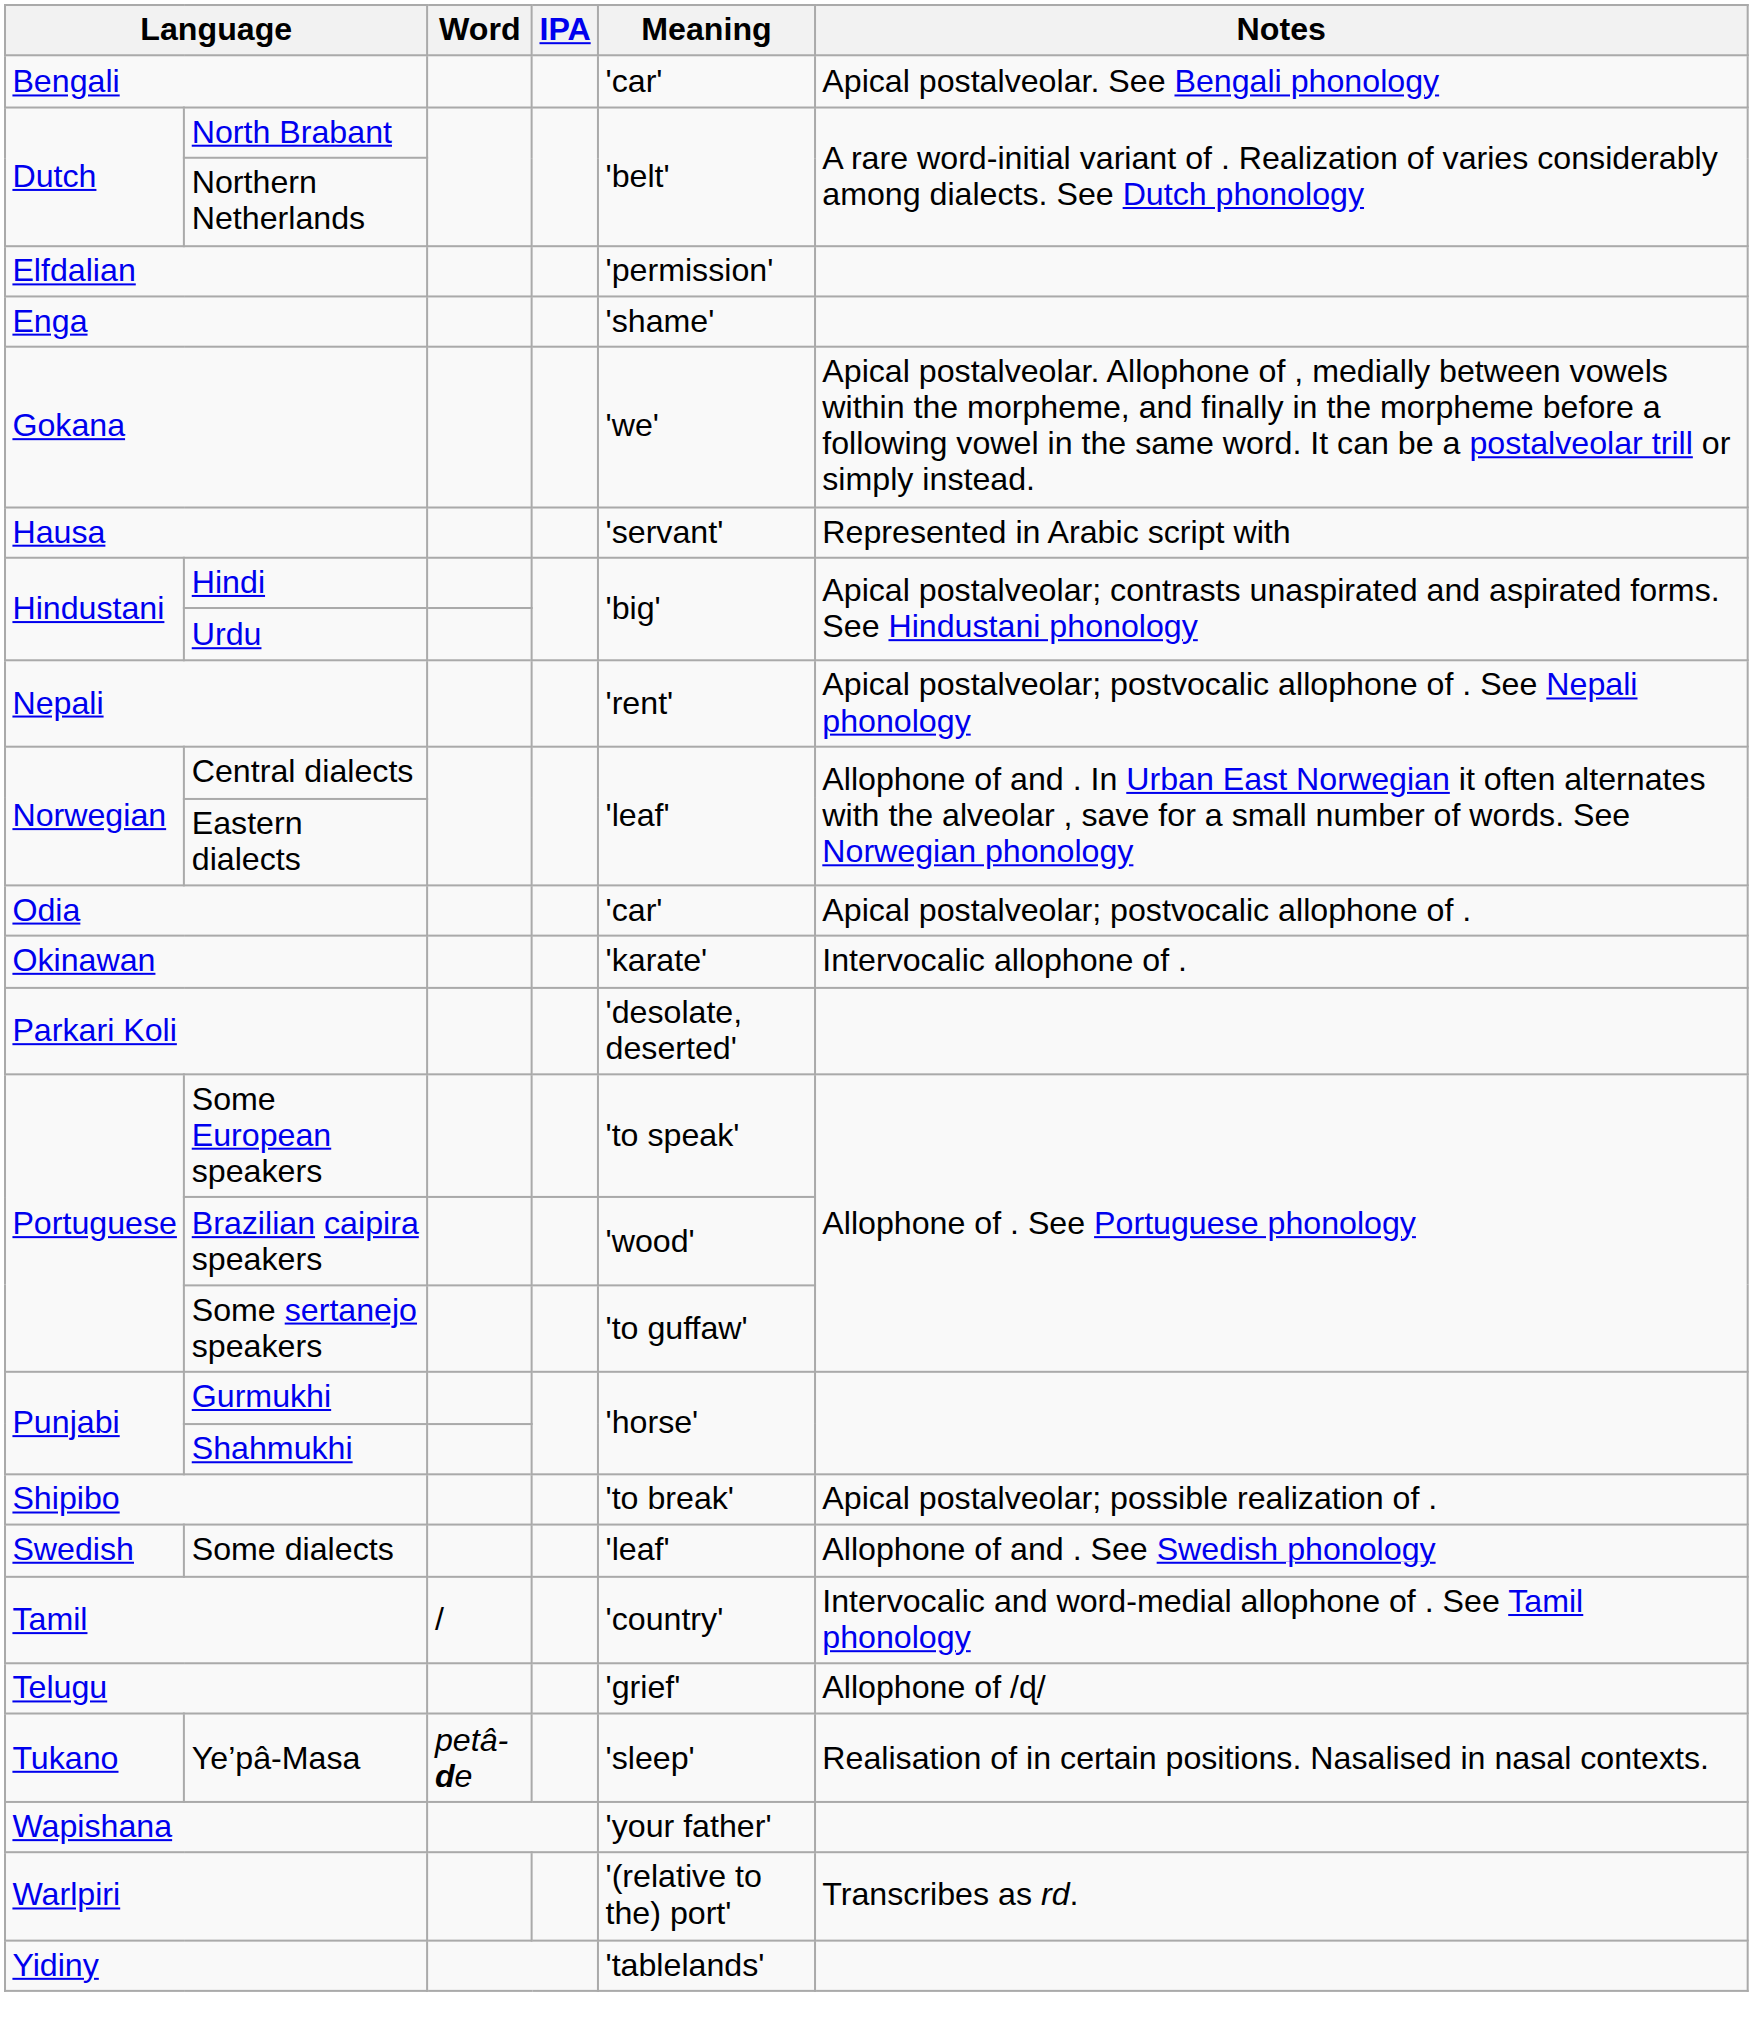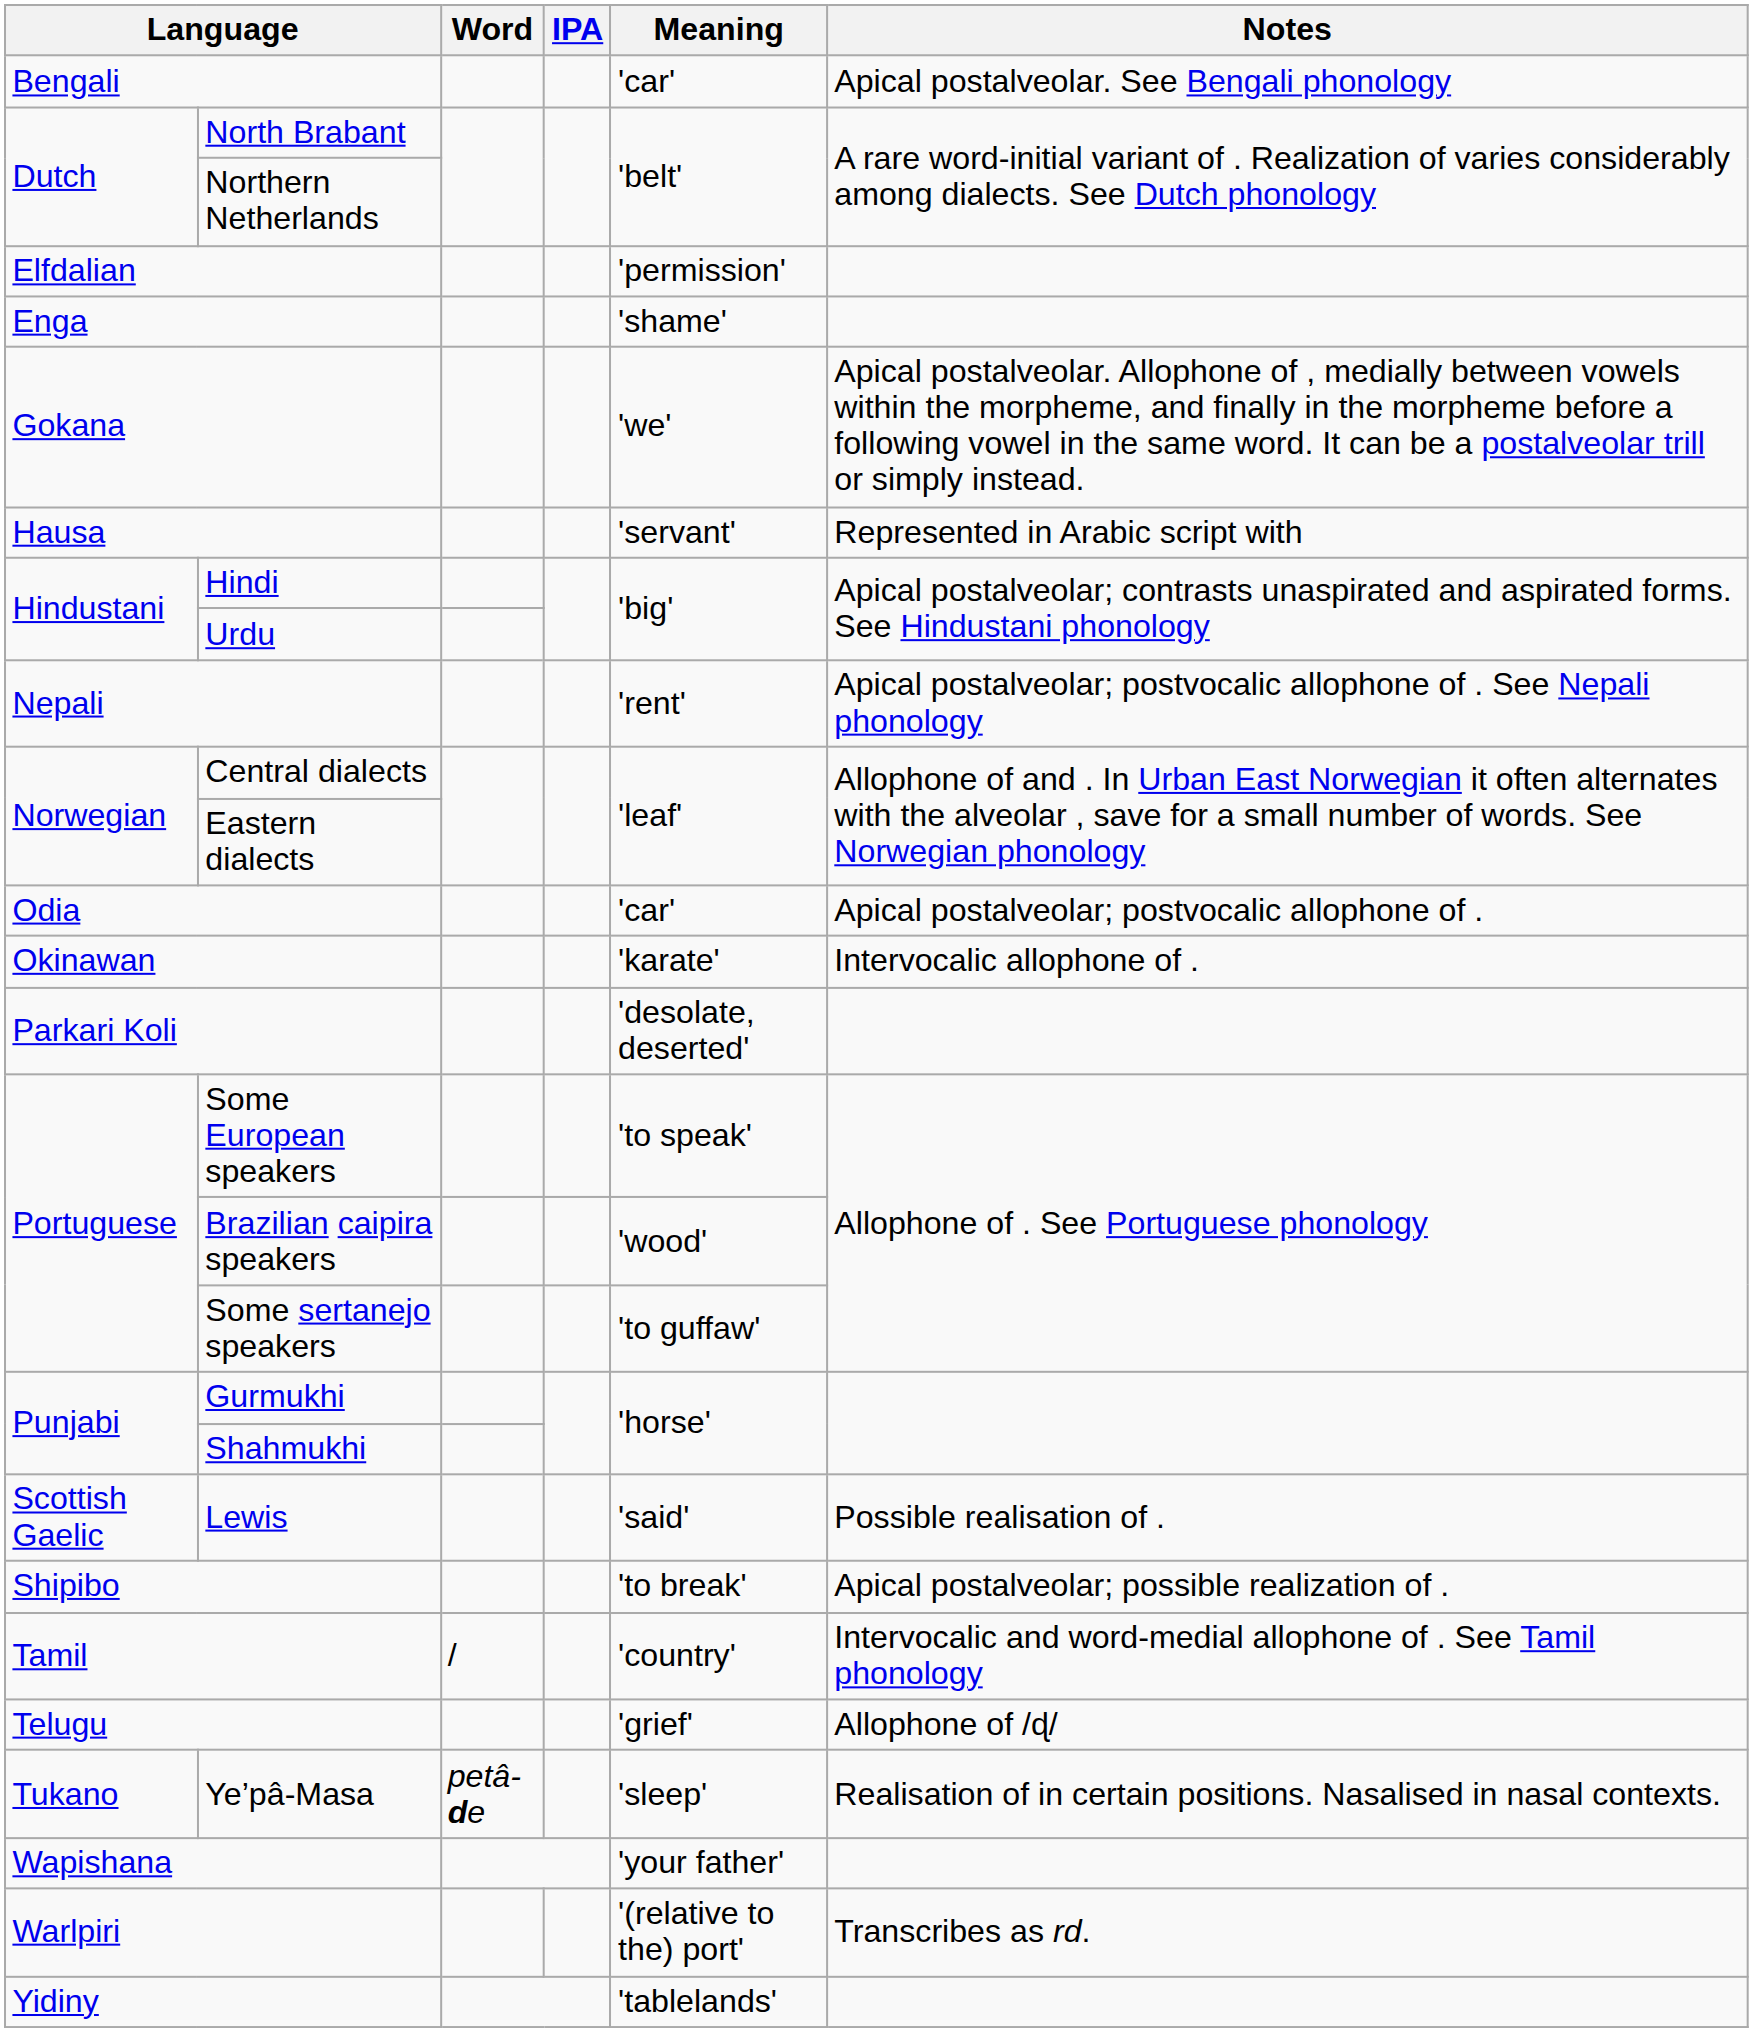+ row: (246, 1517)
- row: (293, 1550)
